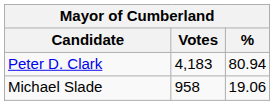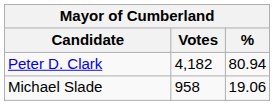(193, 64) 4,183 -> (193, 64) 4,182
